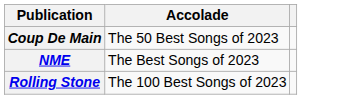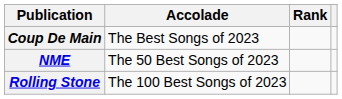+ column: (310, 15)
(193, 37) The 50 Best Songs of 2023 -> (184, 37) The Best Songs of 2023
(184, 60) The Best Songs of 2023 -> (193, 60) The 50 Best Songs of 2023
